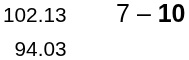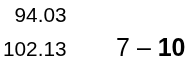rows swapped: (41, 49) <-> (35, 15)
